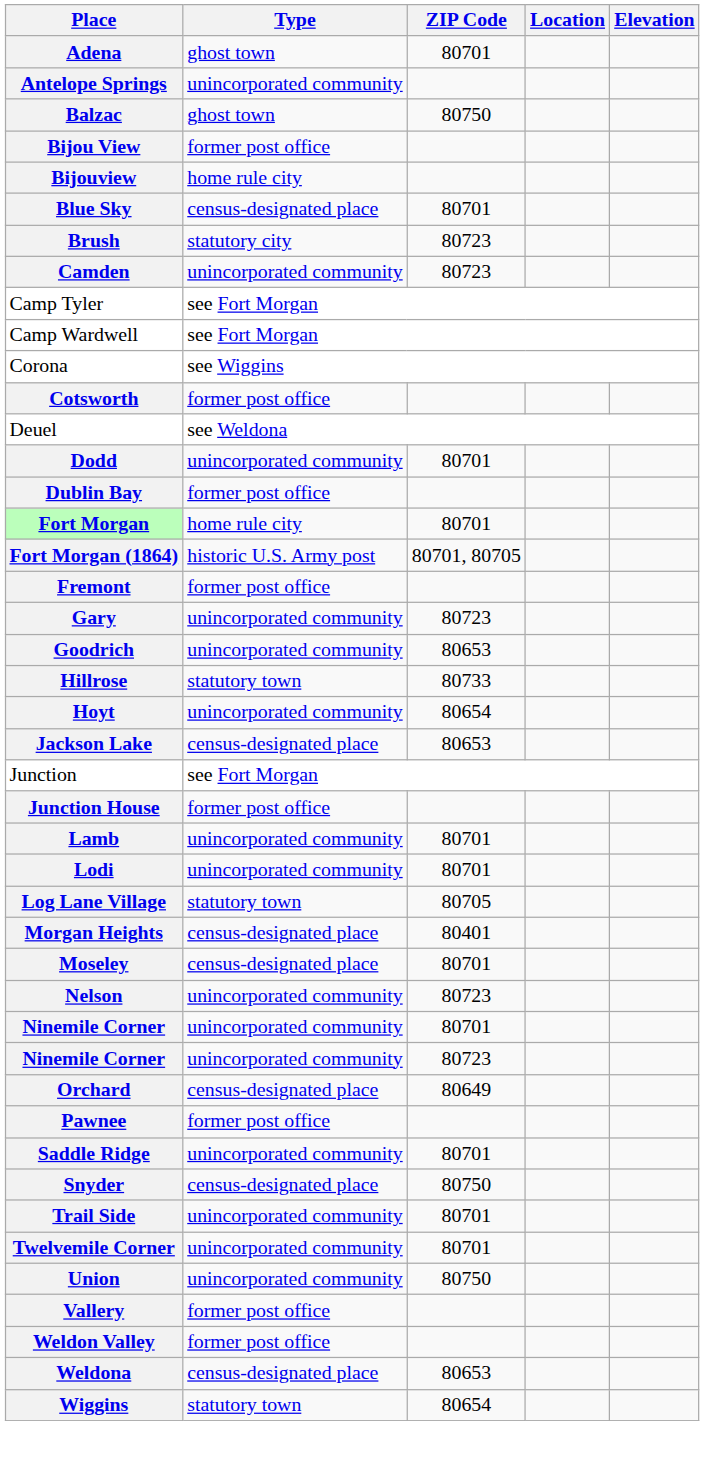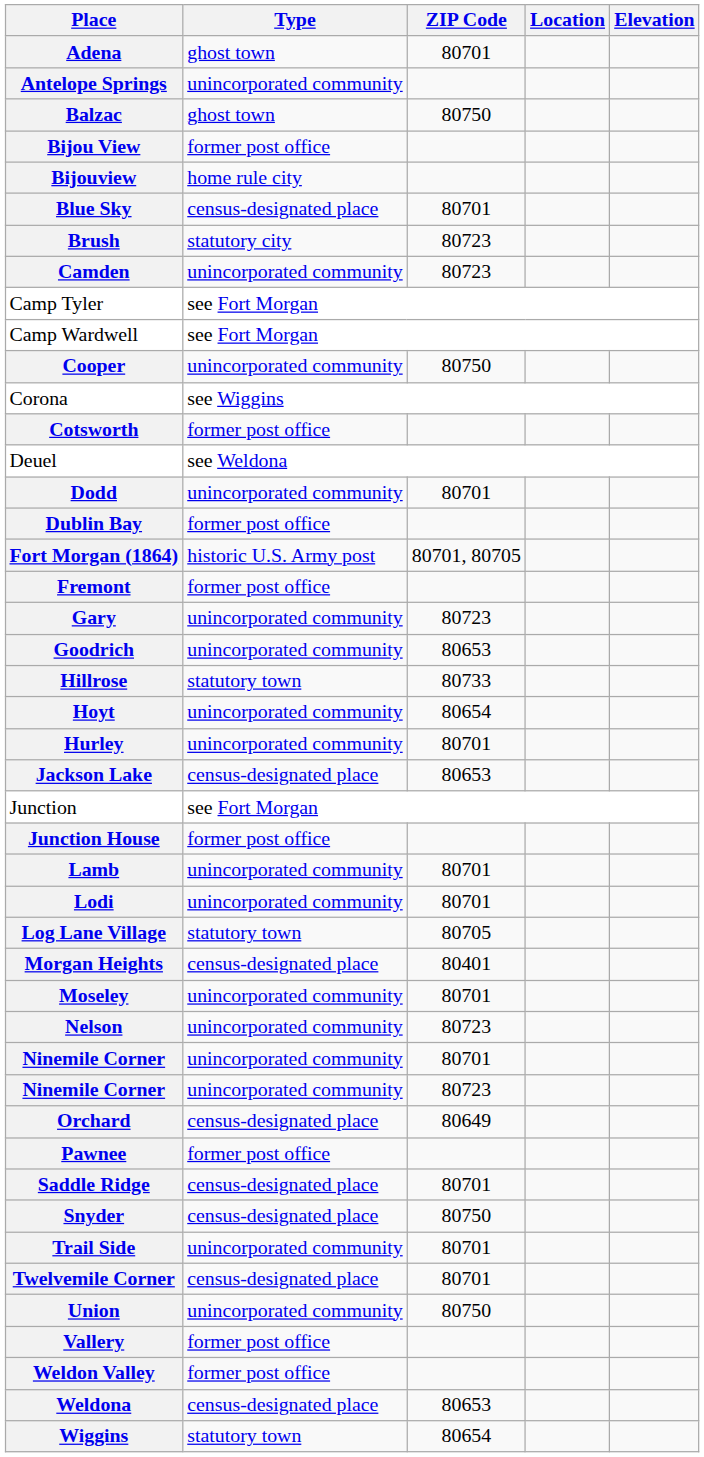+ row: (94, 366)
- row: (94, 523)
+ row: (94, 743)
(283, 964) census-designated place -> (295, 995) unincorporated community
(295, 1152) unincorporated community -> (283, 1184) census-designated place
(295, 1247) unincorporated community -> (283, 1278) census-designated place
